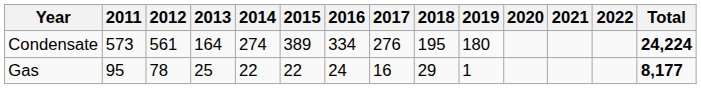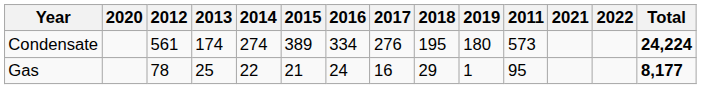columns swapped: (124, 17) <-> (526, 17)
(208, 44) 164 -> (209, 44) 174
(293, 70) 22 -> (294, 70) 21
